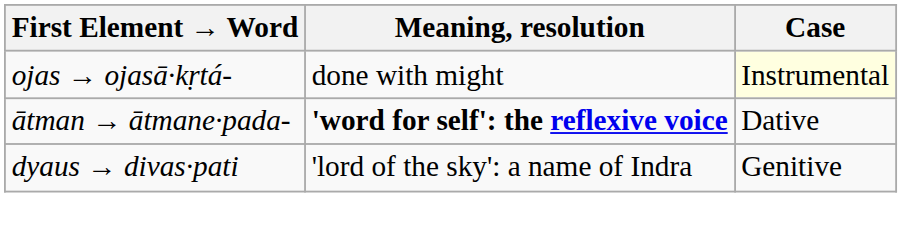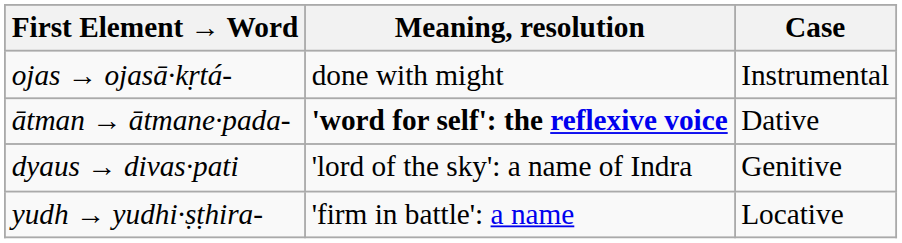(815, 74) lightyellow background -> (815, 74) no background
+ row: (137, 213)
